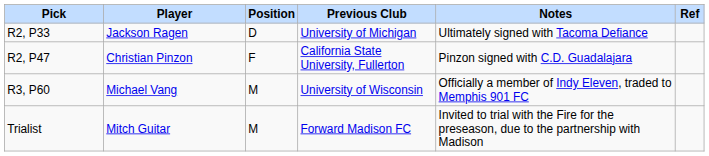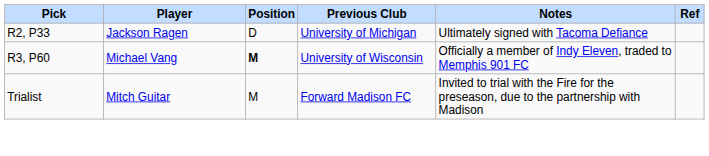- row: (29, 58)
(253, 90) normal -> (253, 58) bold
